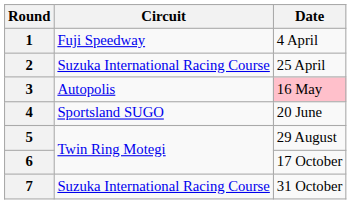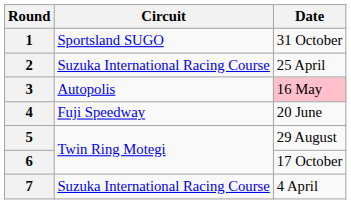(101, 40) Fuji Speedway -> (111, 40) Sportsland SUGO
(297, 40) 4 April -> (310, 40) 31 October
(111, 113) Sportsland SUGO -> (101, 113) Fuji Speedway
(310, 185) 31 October -> (297, 185) 4 April
